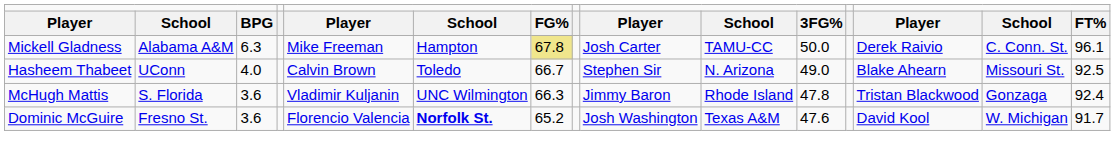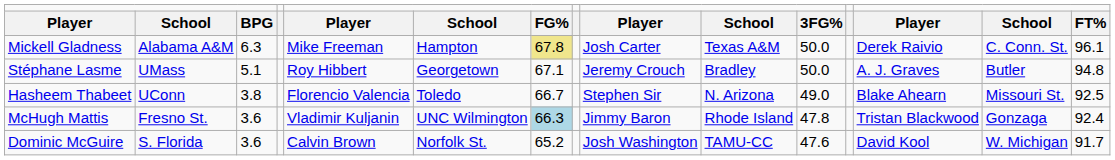(739, 47) TAMU-CC -> (742, 47) Texas A&M
+ row: (65, 71)
(251, 71) 4.0 -> (251, 94) 3.8
(331, 71) Calvin Brown -> (348, 94) Florencio Valencia
(171, 94) S. Florida -> (173, 118) Fresno St.
(549, 94) no background -> (549, 118) lightblue background
(173, 118) Fresno St. -> (171, 142) S. Florida
(348, 118) Florencio Valencia -> (331, 142) Calvin Brown
(455, 118) bold -> (452, 142) normal
(742, 118) Texas A&M -> (739, 142) TAMU-CC
